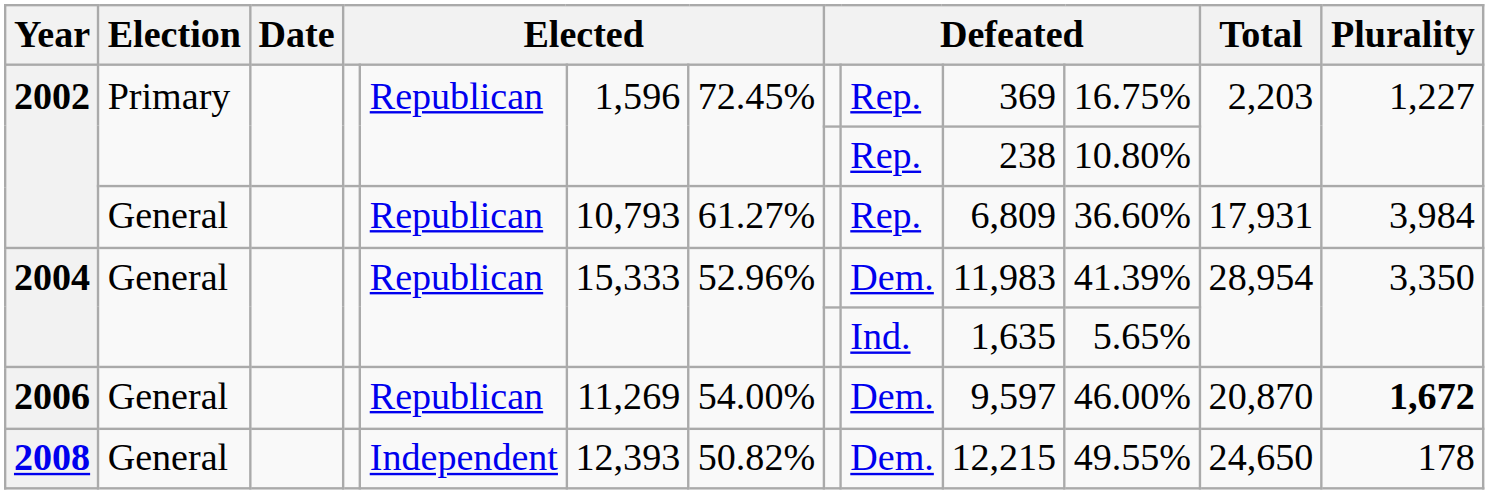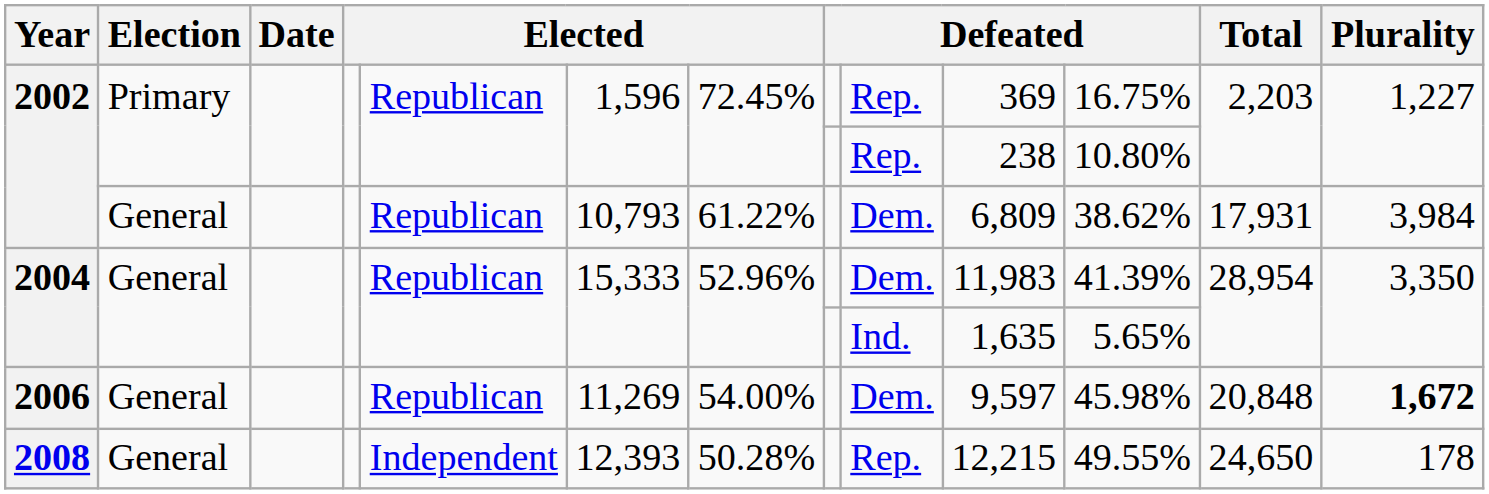(756, 215) 61.27% -> (756, 215) 61.22%
(886, 215) Rep. -> (892, 215) Dem.
(1132, 215) 36.60% -> (1132, 215) 38.62%
(1132, 397) 46.00% -> (1132, 397) 45.98%
(1261, 397) 20,870 -> (1261, 397) 20,848
(756, 457) 50.82% -> (756, 457) 50.28%
(892, 457) Dem. -> (886, 457) Rep.
